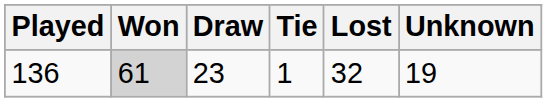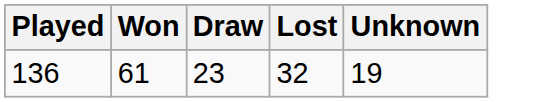- column: (297, 27)
(134, 73) lightgrey background -> (134, 73) no background
